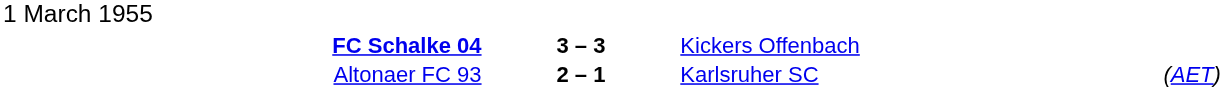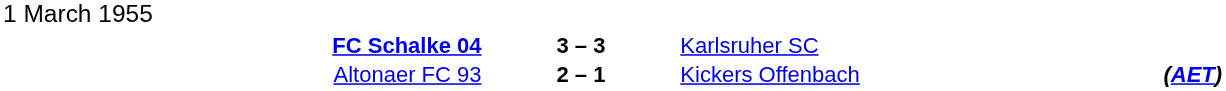(770, 45) Kickers Offenbach -> (749, 45) Karlsruher SC
(749, 74) Karlsruher SC -> (770, 74) Kickers Offenbach
(1192, 74) normal -> (1193, 74) bold
